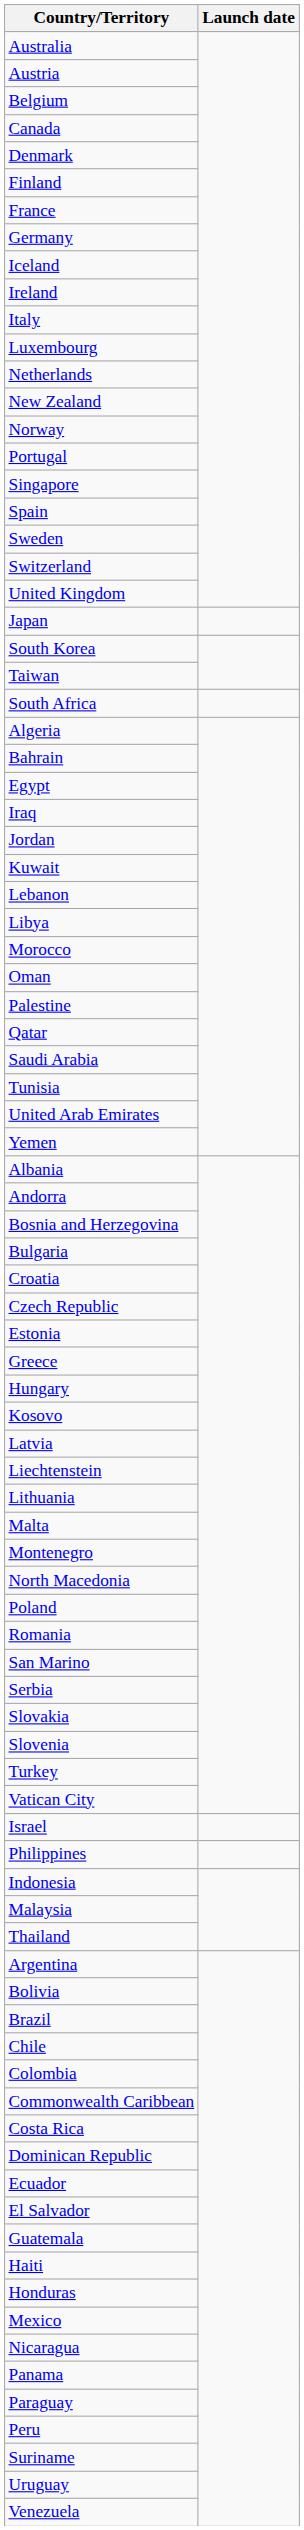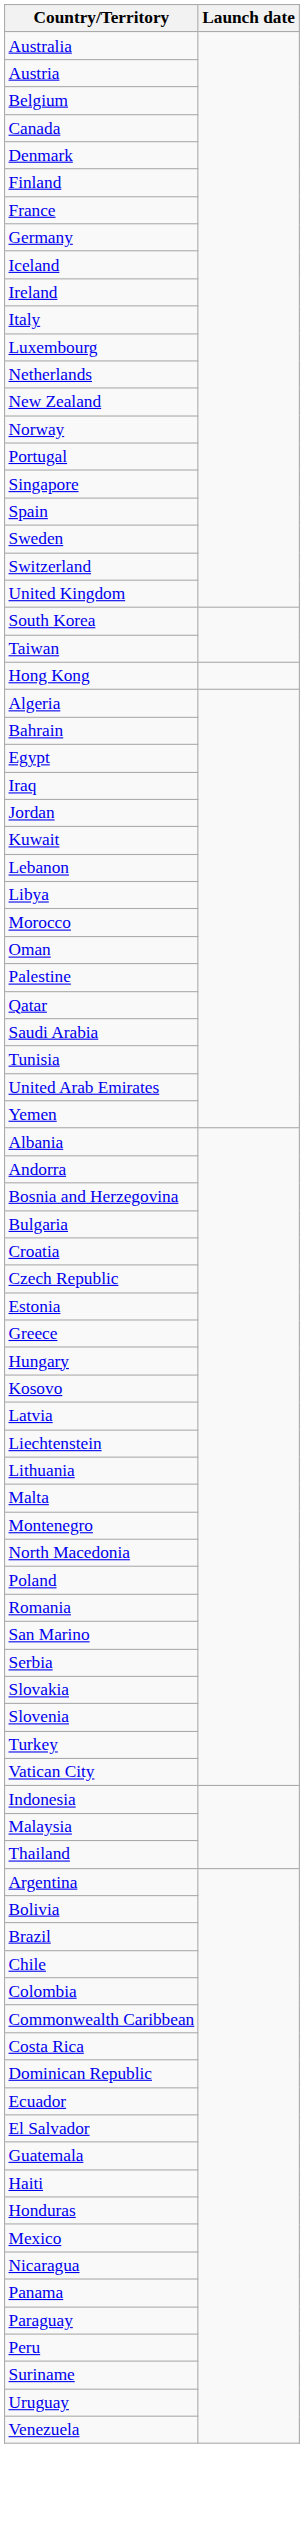- row: (28, 621)
+ row: (49, 675)
- row: (52, 703)
- row: (28, 1826)
- row: (47, 1854)
